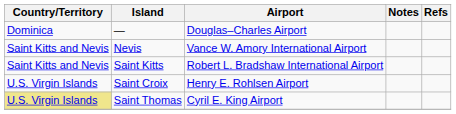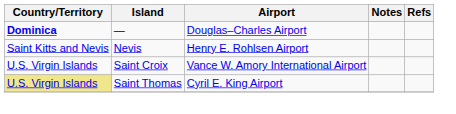(30, 30) normal -> (32, 30) bold
(277, 48) Vance W. Amory International Airport -> (248, 48) Henry E. Rohlsen Airport
- row: (139, 65)
(248, 83) Henry E. Rohlsen Airport -> (277, 65) Vance W. Amory International Airport
